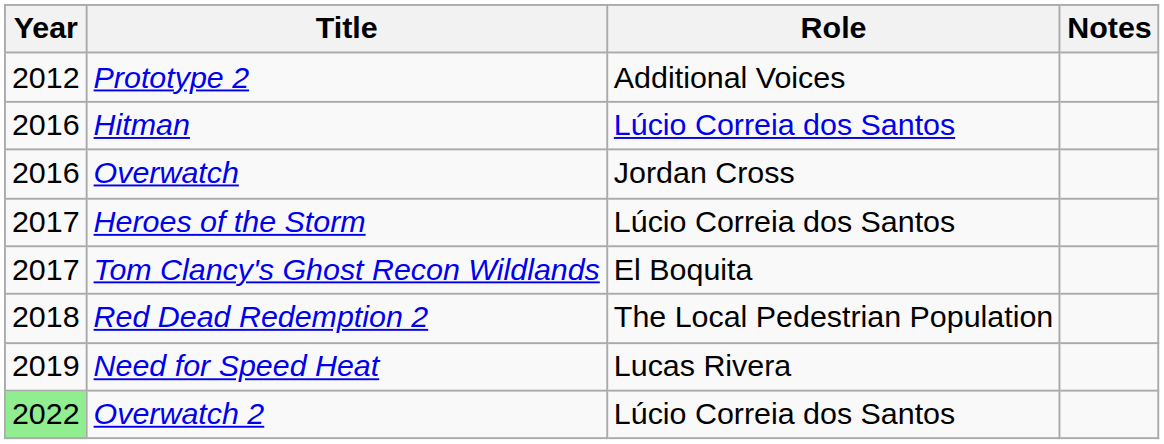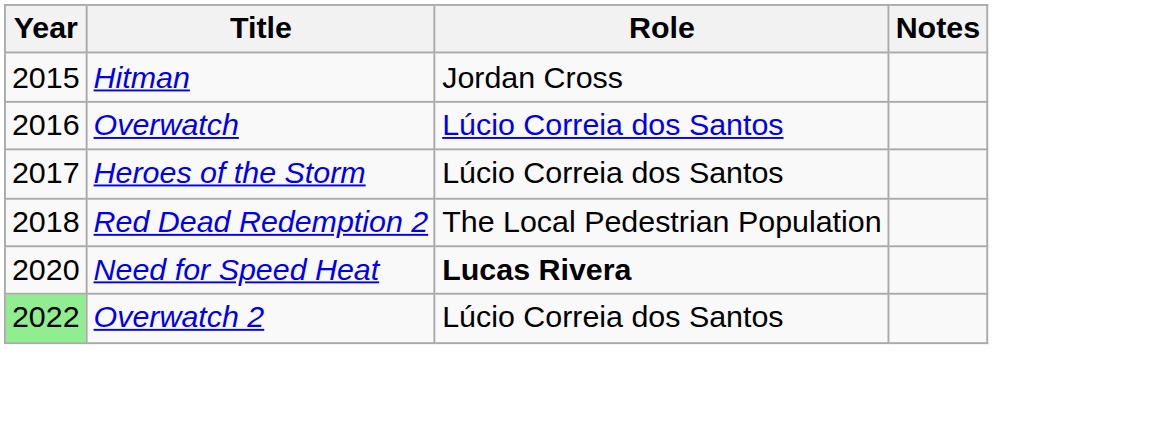- row: (171, 76)
(46, 125) 2016 -> (46, 76) 2015
(785, 125) Lúcio Correia dos Santos -> (533, 76) Jordan Cross
(704, 173) Jordan Cross -> (613, 125) Lúcio Correia dos Santos
- row: (347, 269)
(46, 366) 2019 -> (46, 269) 2020
(703, 366) normal -> (537, 269) bold
